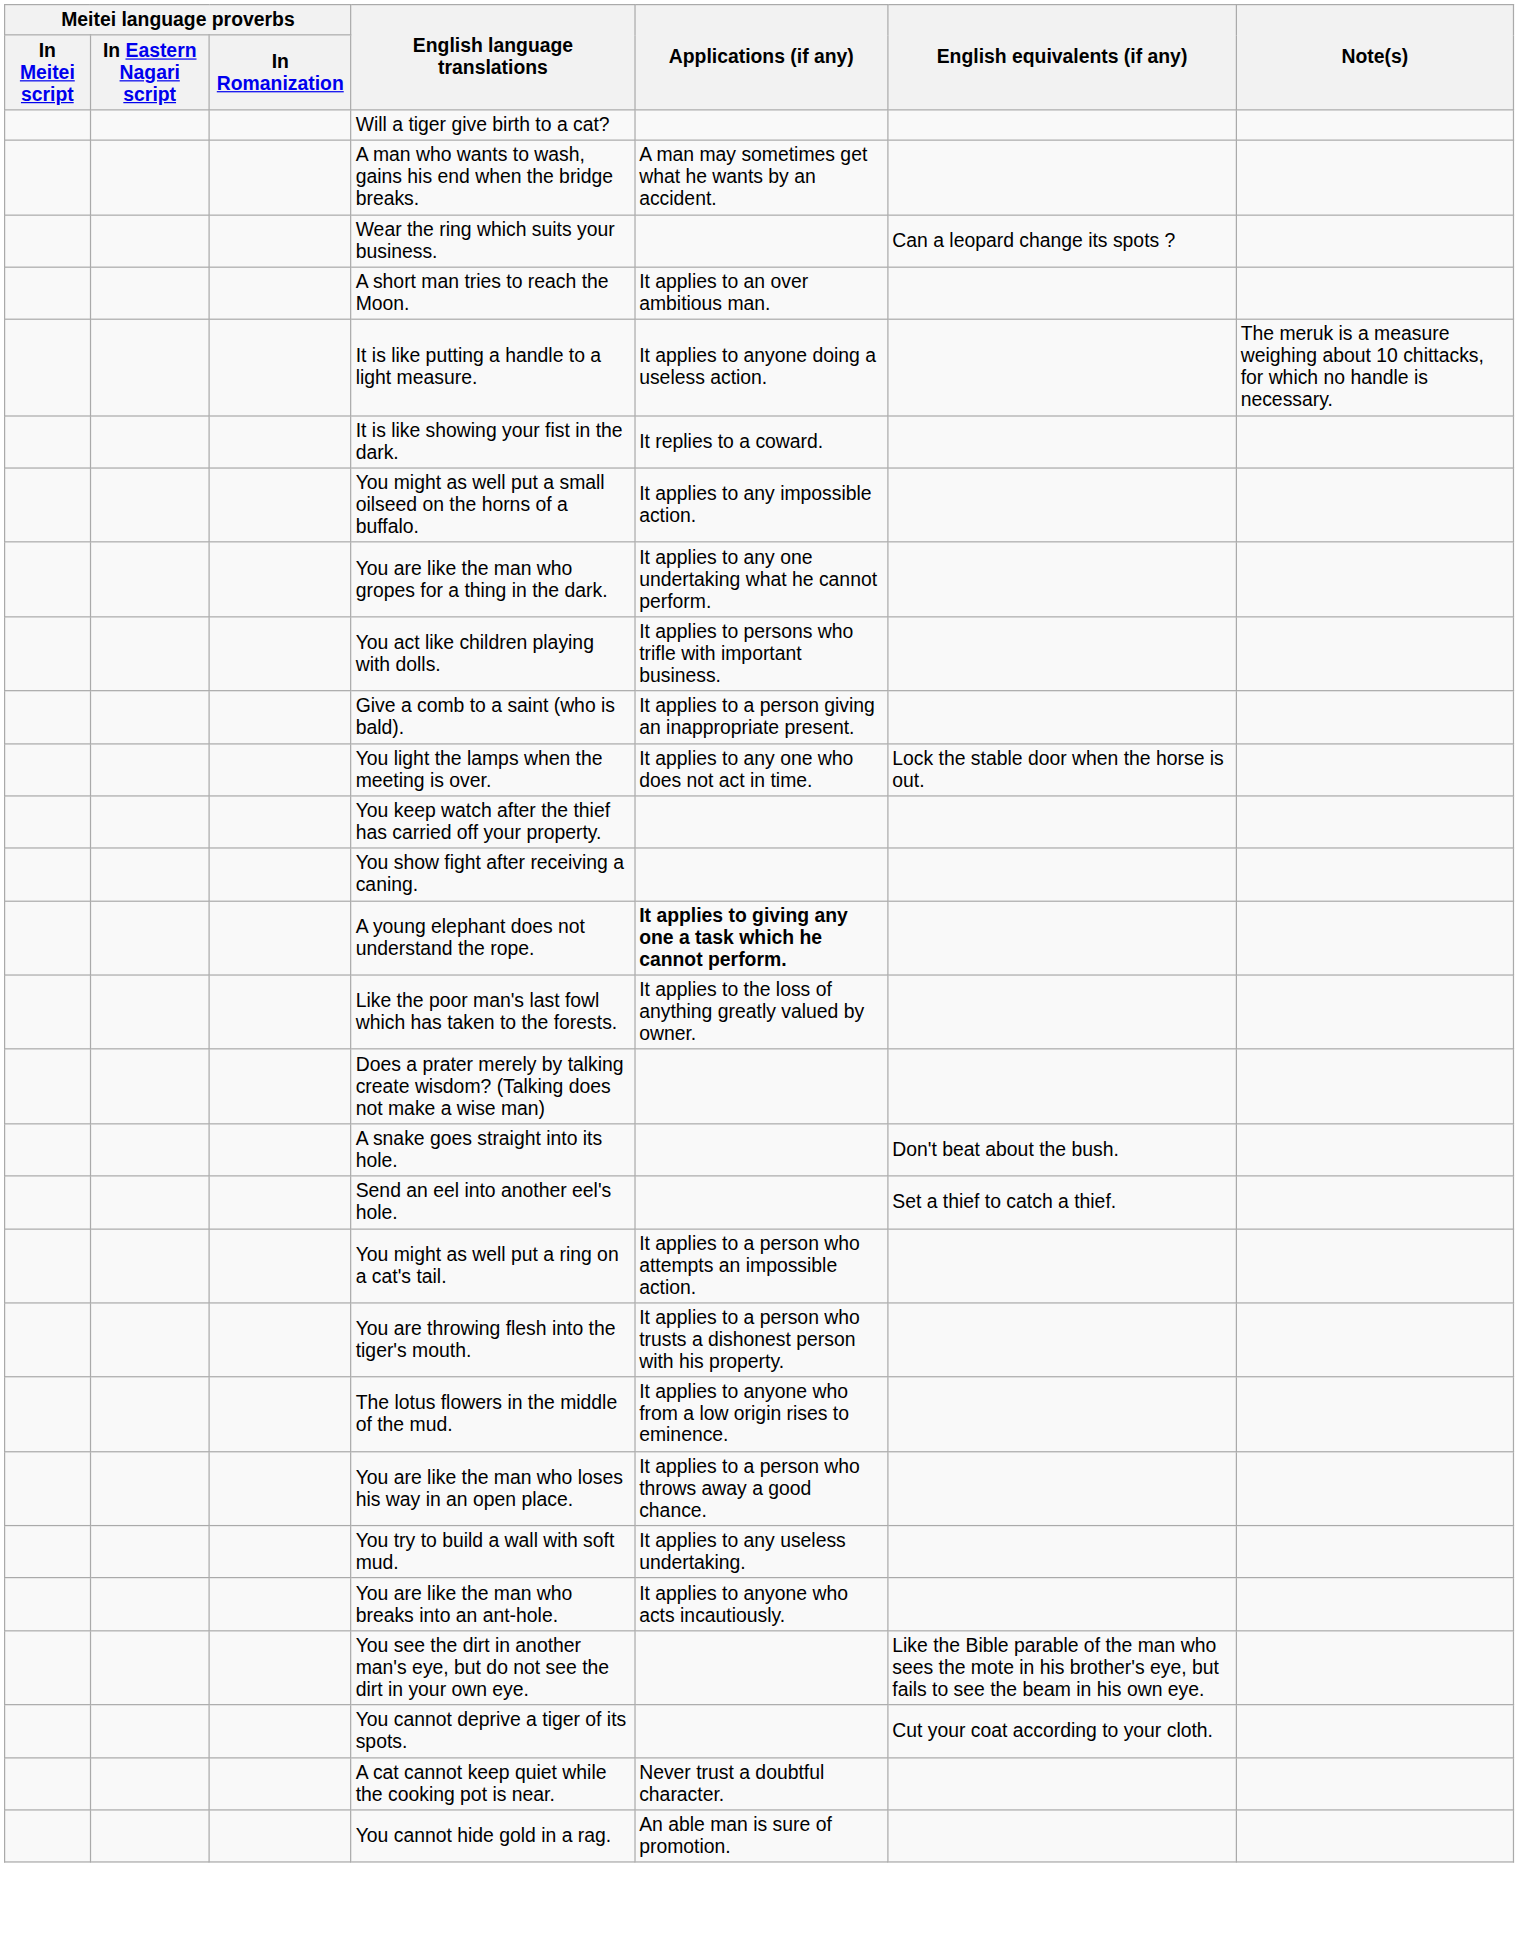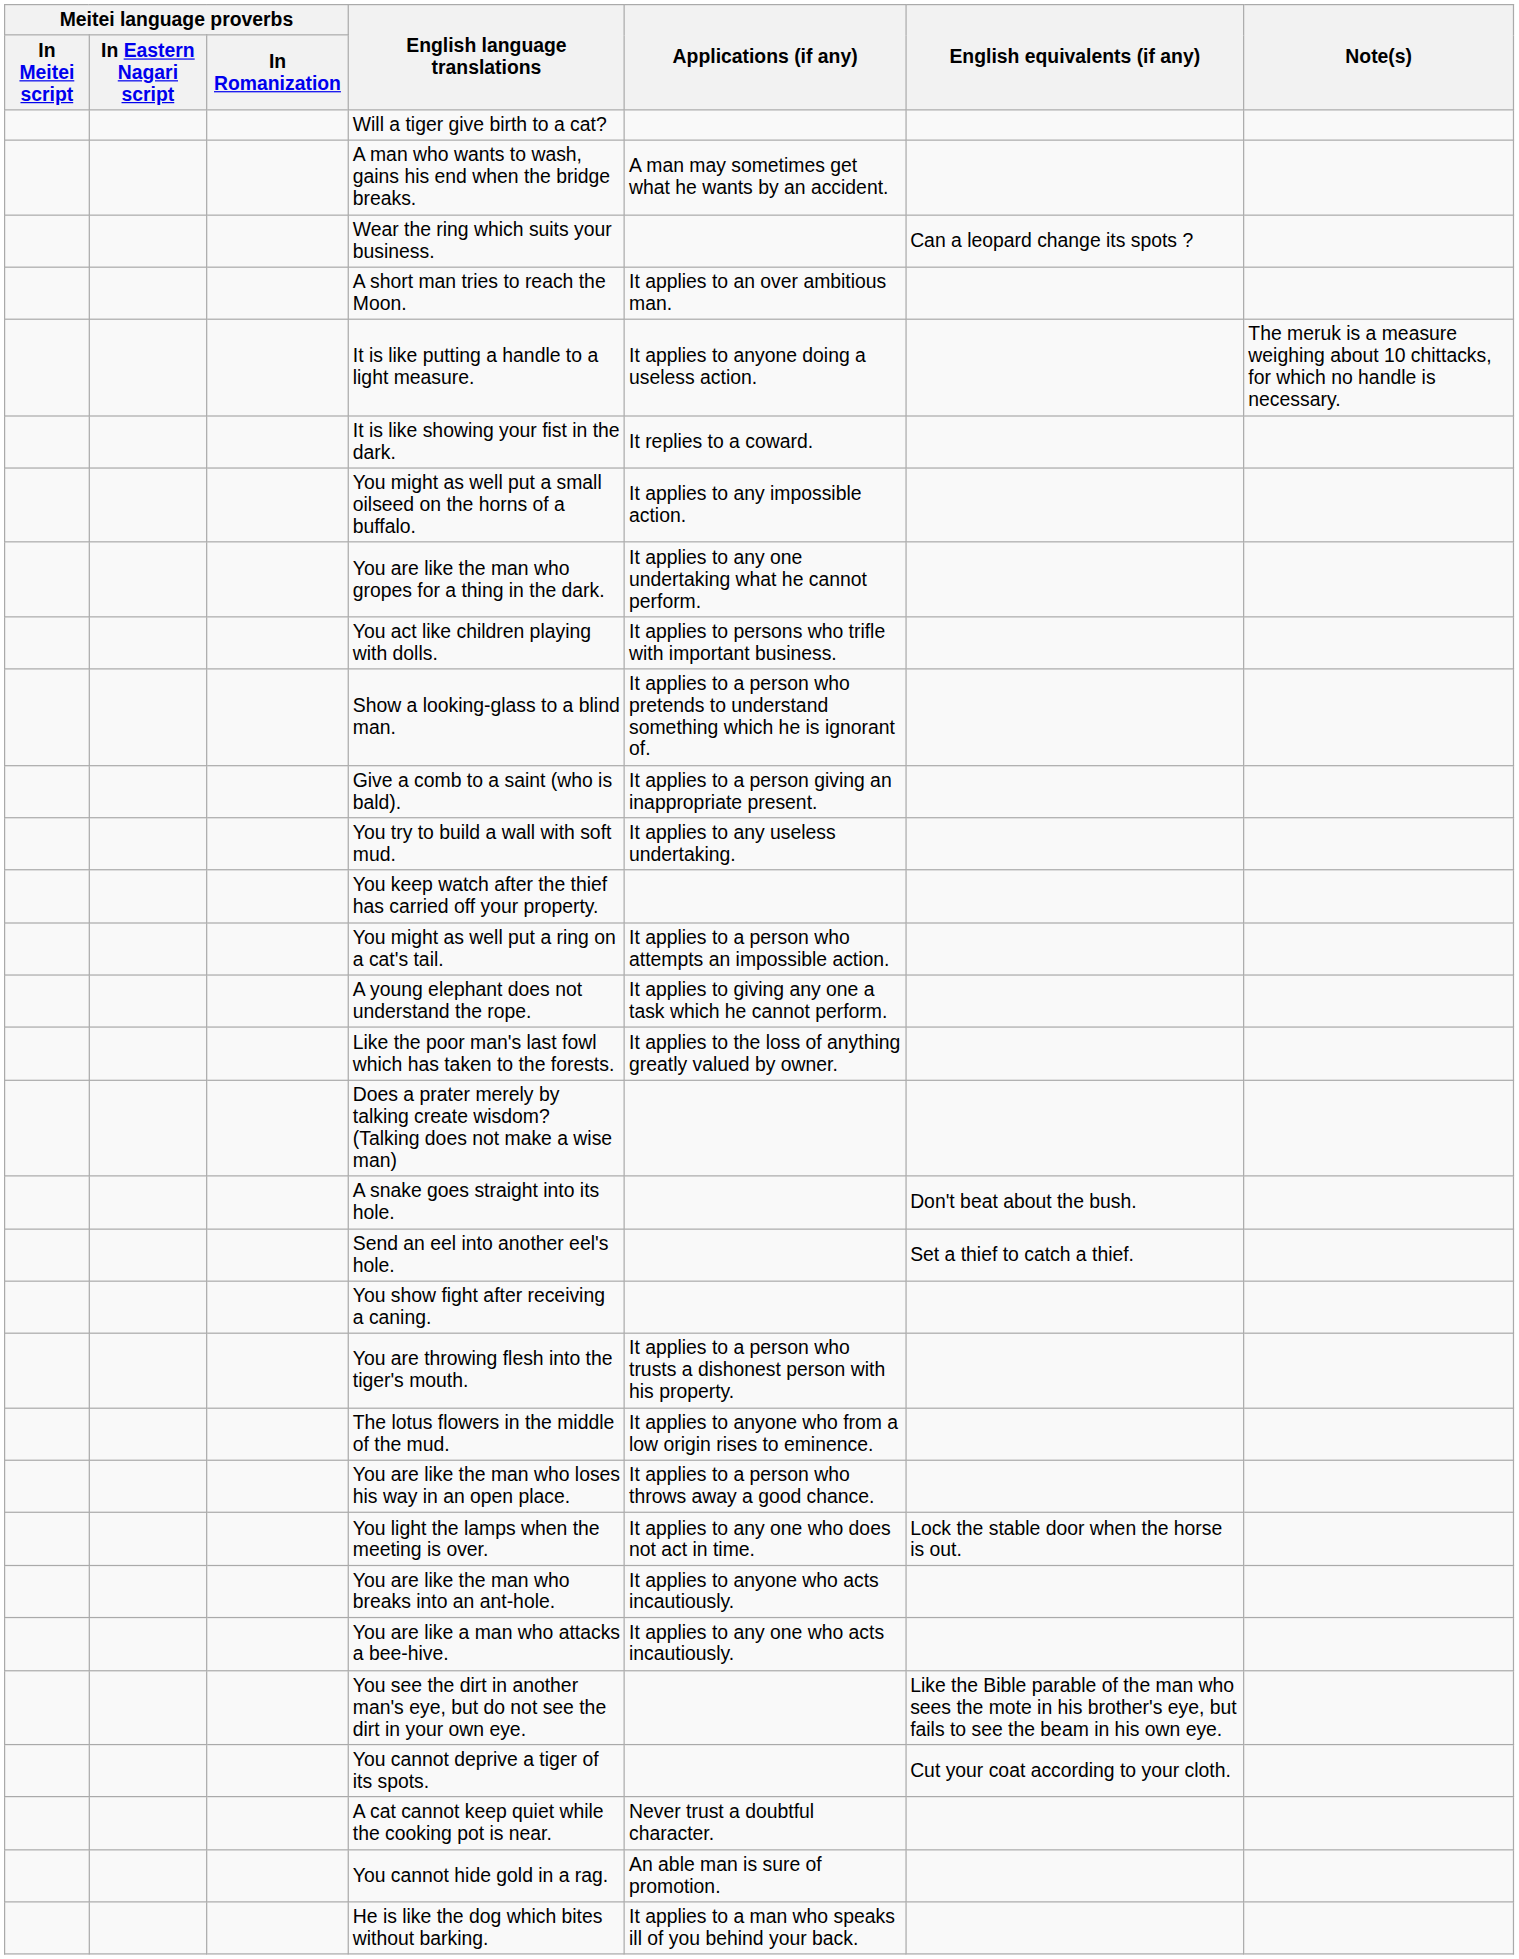+ row: (486, 716)
rows swapped: (479, 769) <-> (485, 1551)
rows swapped: (490, 874) <-> (487, 1265)
(744, 937) bold -> (758, 1001) normal
+ row: (486, 1643)
+ row: (478, 1928)
